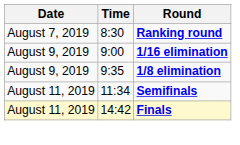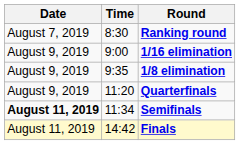+ row: (179, 91)
(51, 91) normal -> (53, 110) bold
